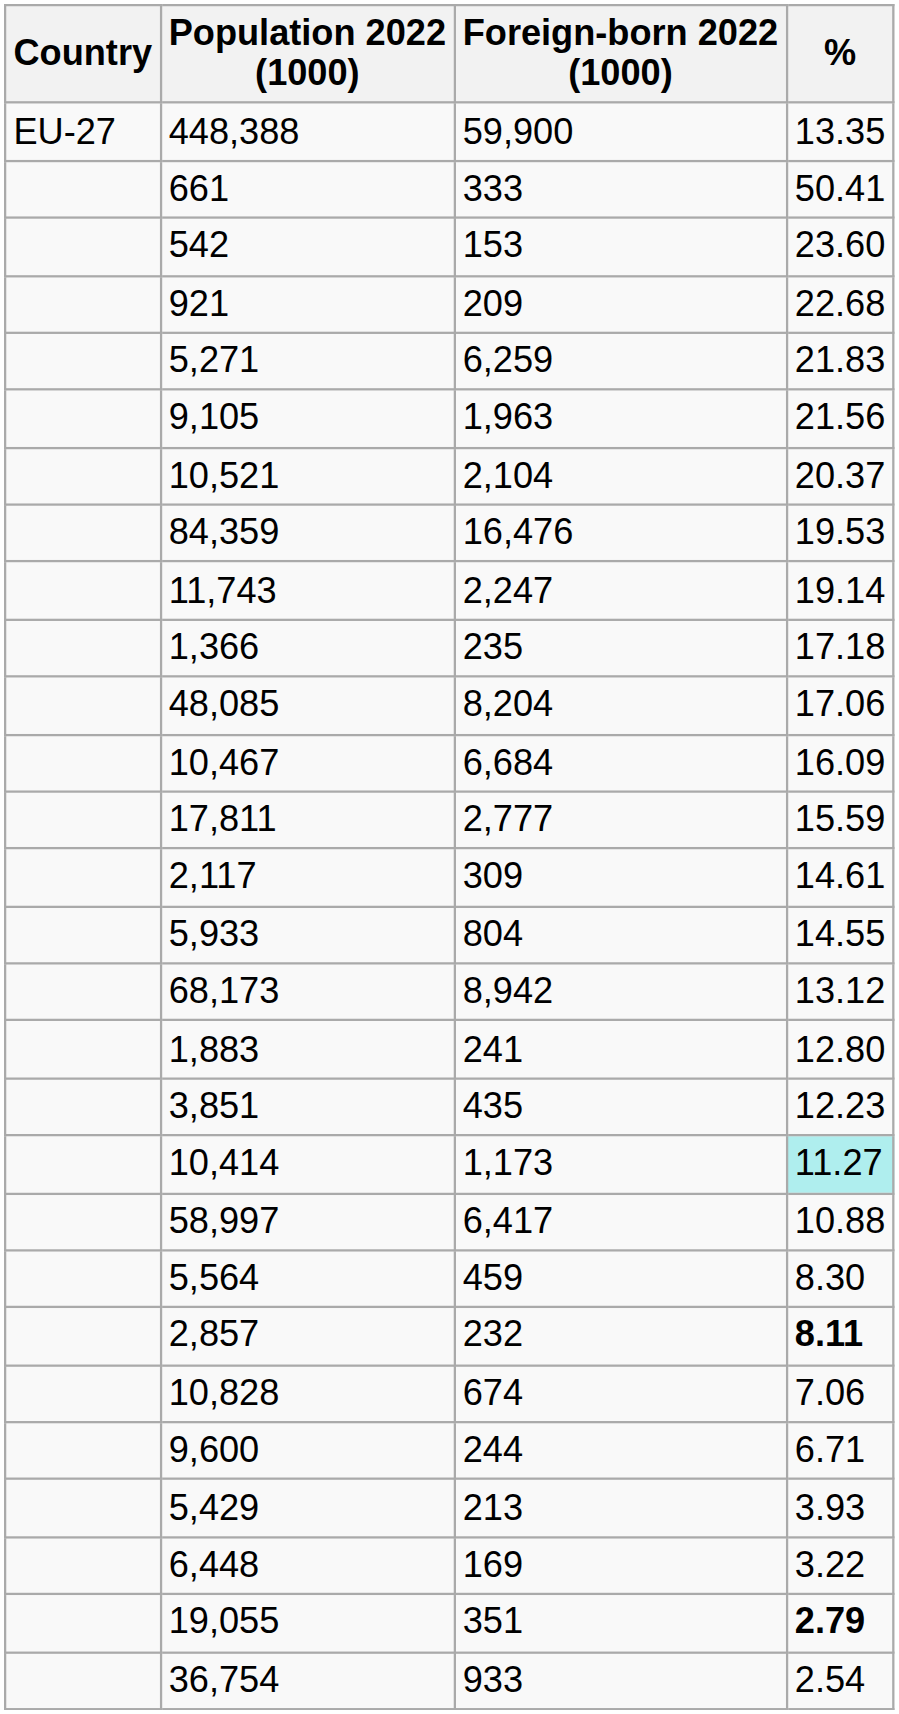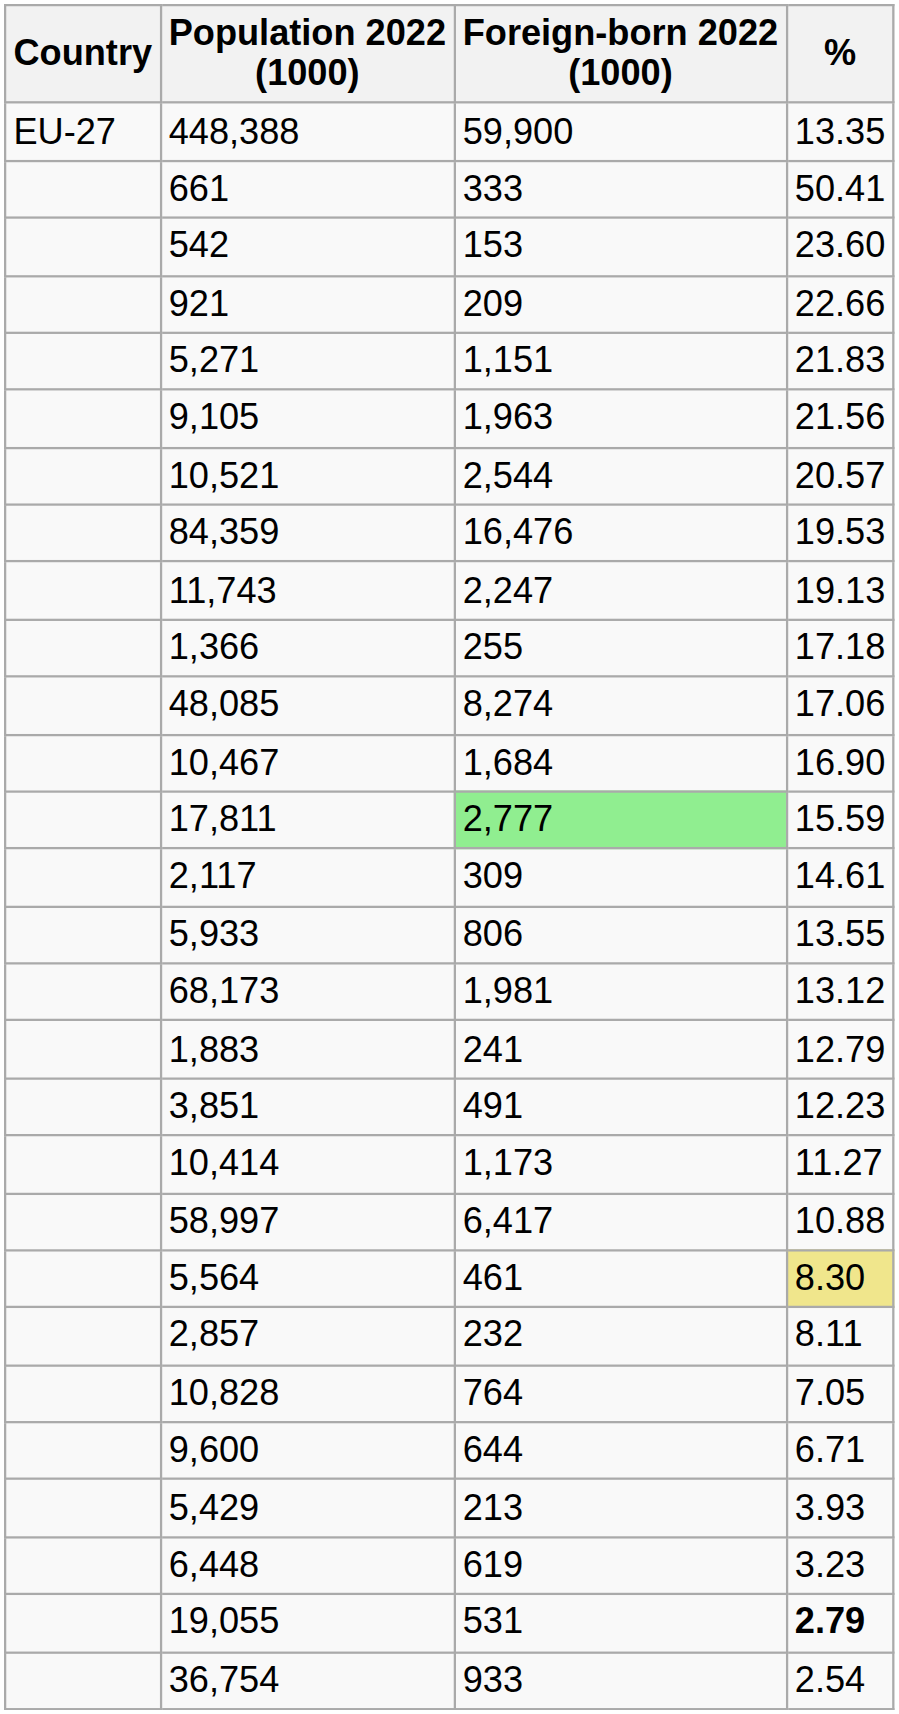(840, 303) 22.68 -> (840, 303) 22.66
(508, 360) 6,259 -> (508, 360) 1,151
(508, 475) 2,104 -> (508, 475) 2,544
(840, 475) 20.37 -> (840, 475) 20.57
(840, 589) 19.14 -> (840, 589) 19.13
(493, 647) 235 -> (493, 647) 255
(508, 704) 8,204 -> (508, 704) 8,274
(508, 762) 6,684 -> (508, 762) 1,684
(840, 762) 16.09 -> (840, 762) 16.90
(508, 819) no background -> (508, 819) lightgreen background
(493, 934) 804 -> (493, 934) 806
(840, 934) 14.55 -> (840, 934) 13.55
(508, 991) 8,942 -> (508, 991) 1,981
(840, 1048) 12.80 -> (840, 1048) 12.79
(493, 1106) 435 -> (493, 1106) 491
(839, 1163) paleturquoise background -> (839, 1163) no background
(493, 1278) 459 -> (493, 1278) 461
(830, 1278) no background -> (830, 1278) khaki background
(829, 1335) bold -> (829, 1335) normal
(493, 1392) 674 -> (493, 1392) 764
(830, 1392) 7.06 -> (830, 1392) 7.05
(493, 1450) 244 -> (493, 1450) 644
(493, 1564) 169 -> (493, 1564) 619
(830, 1564) 3.22 -> (830, 1564) 3.23
(493, 1622) 351 -> (493, 1622) 531
